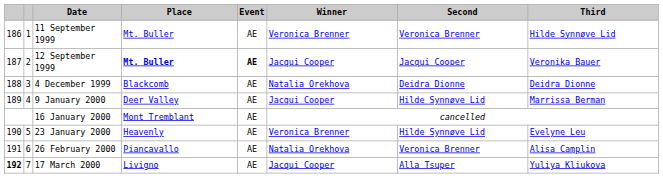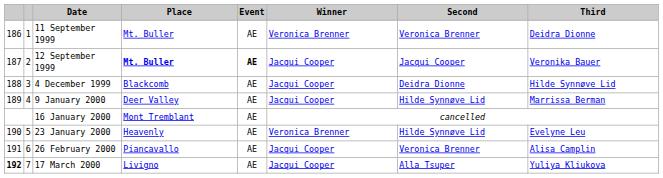(573, 34) Hilde Synnøve Lid -> (563, 34) Deidra Dionne
(309, 85) Natalia Orekhova -> (301, 85) Jacqui Cooper
(563, 85) Deidra Dionne -> (573, 85) Hilde Synnøve Lid
(309, 149) Natalia Orekhova -> (301, 149) Jacqui Cooper
